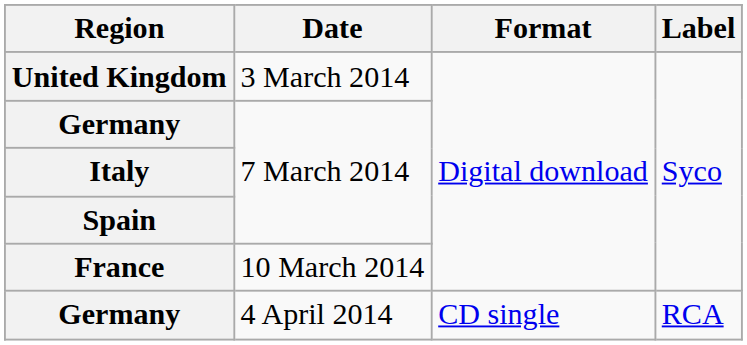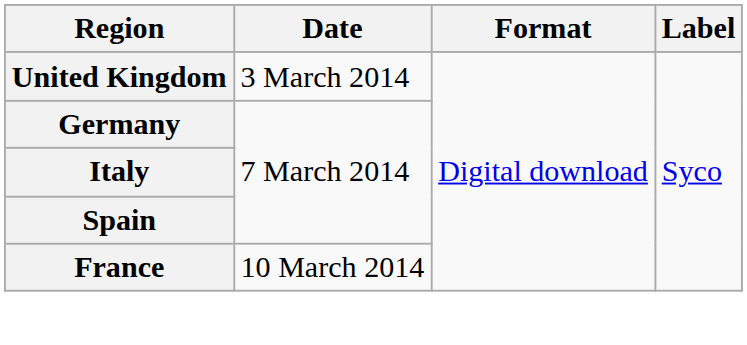- row: (119, 314)
